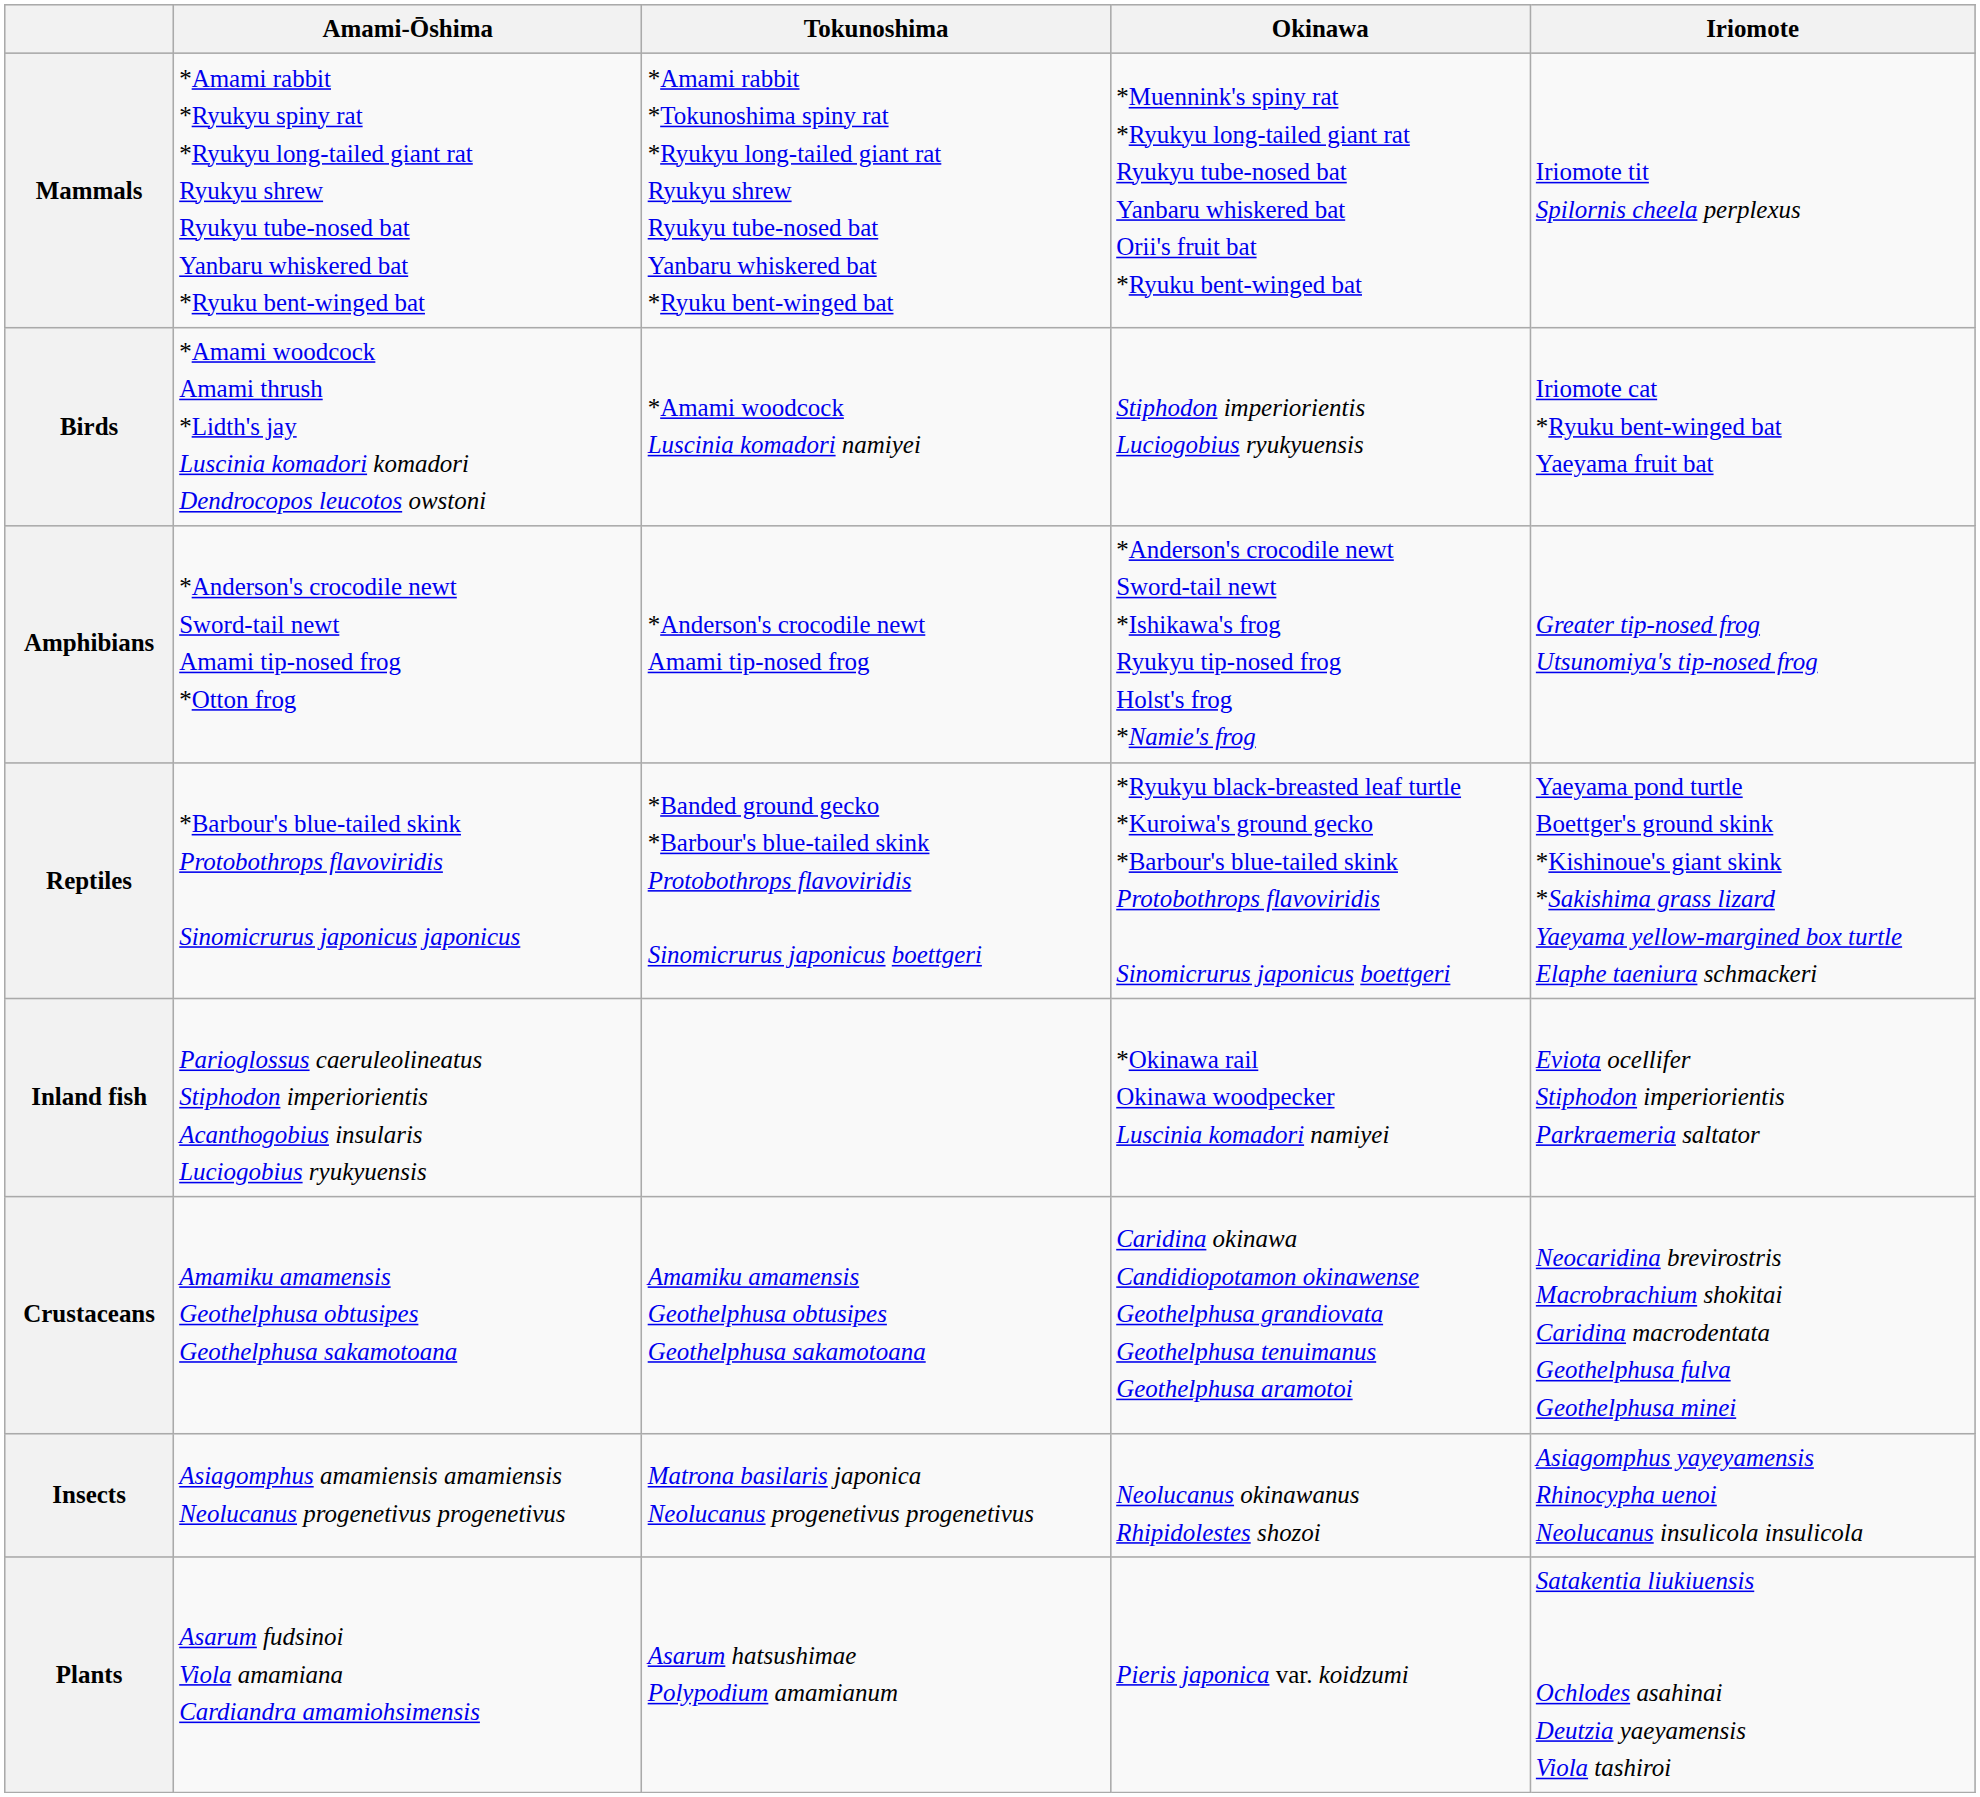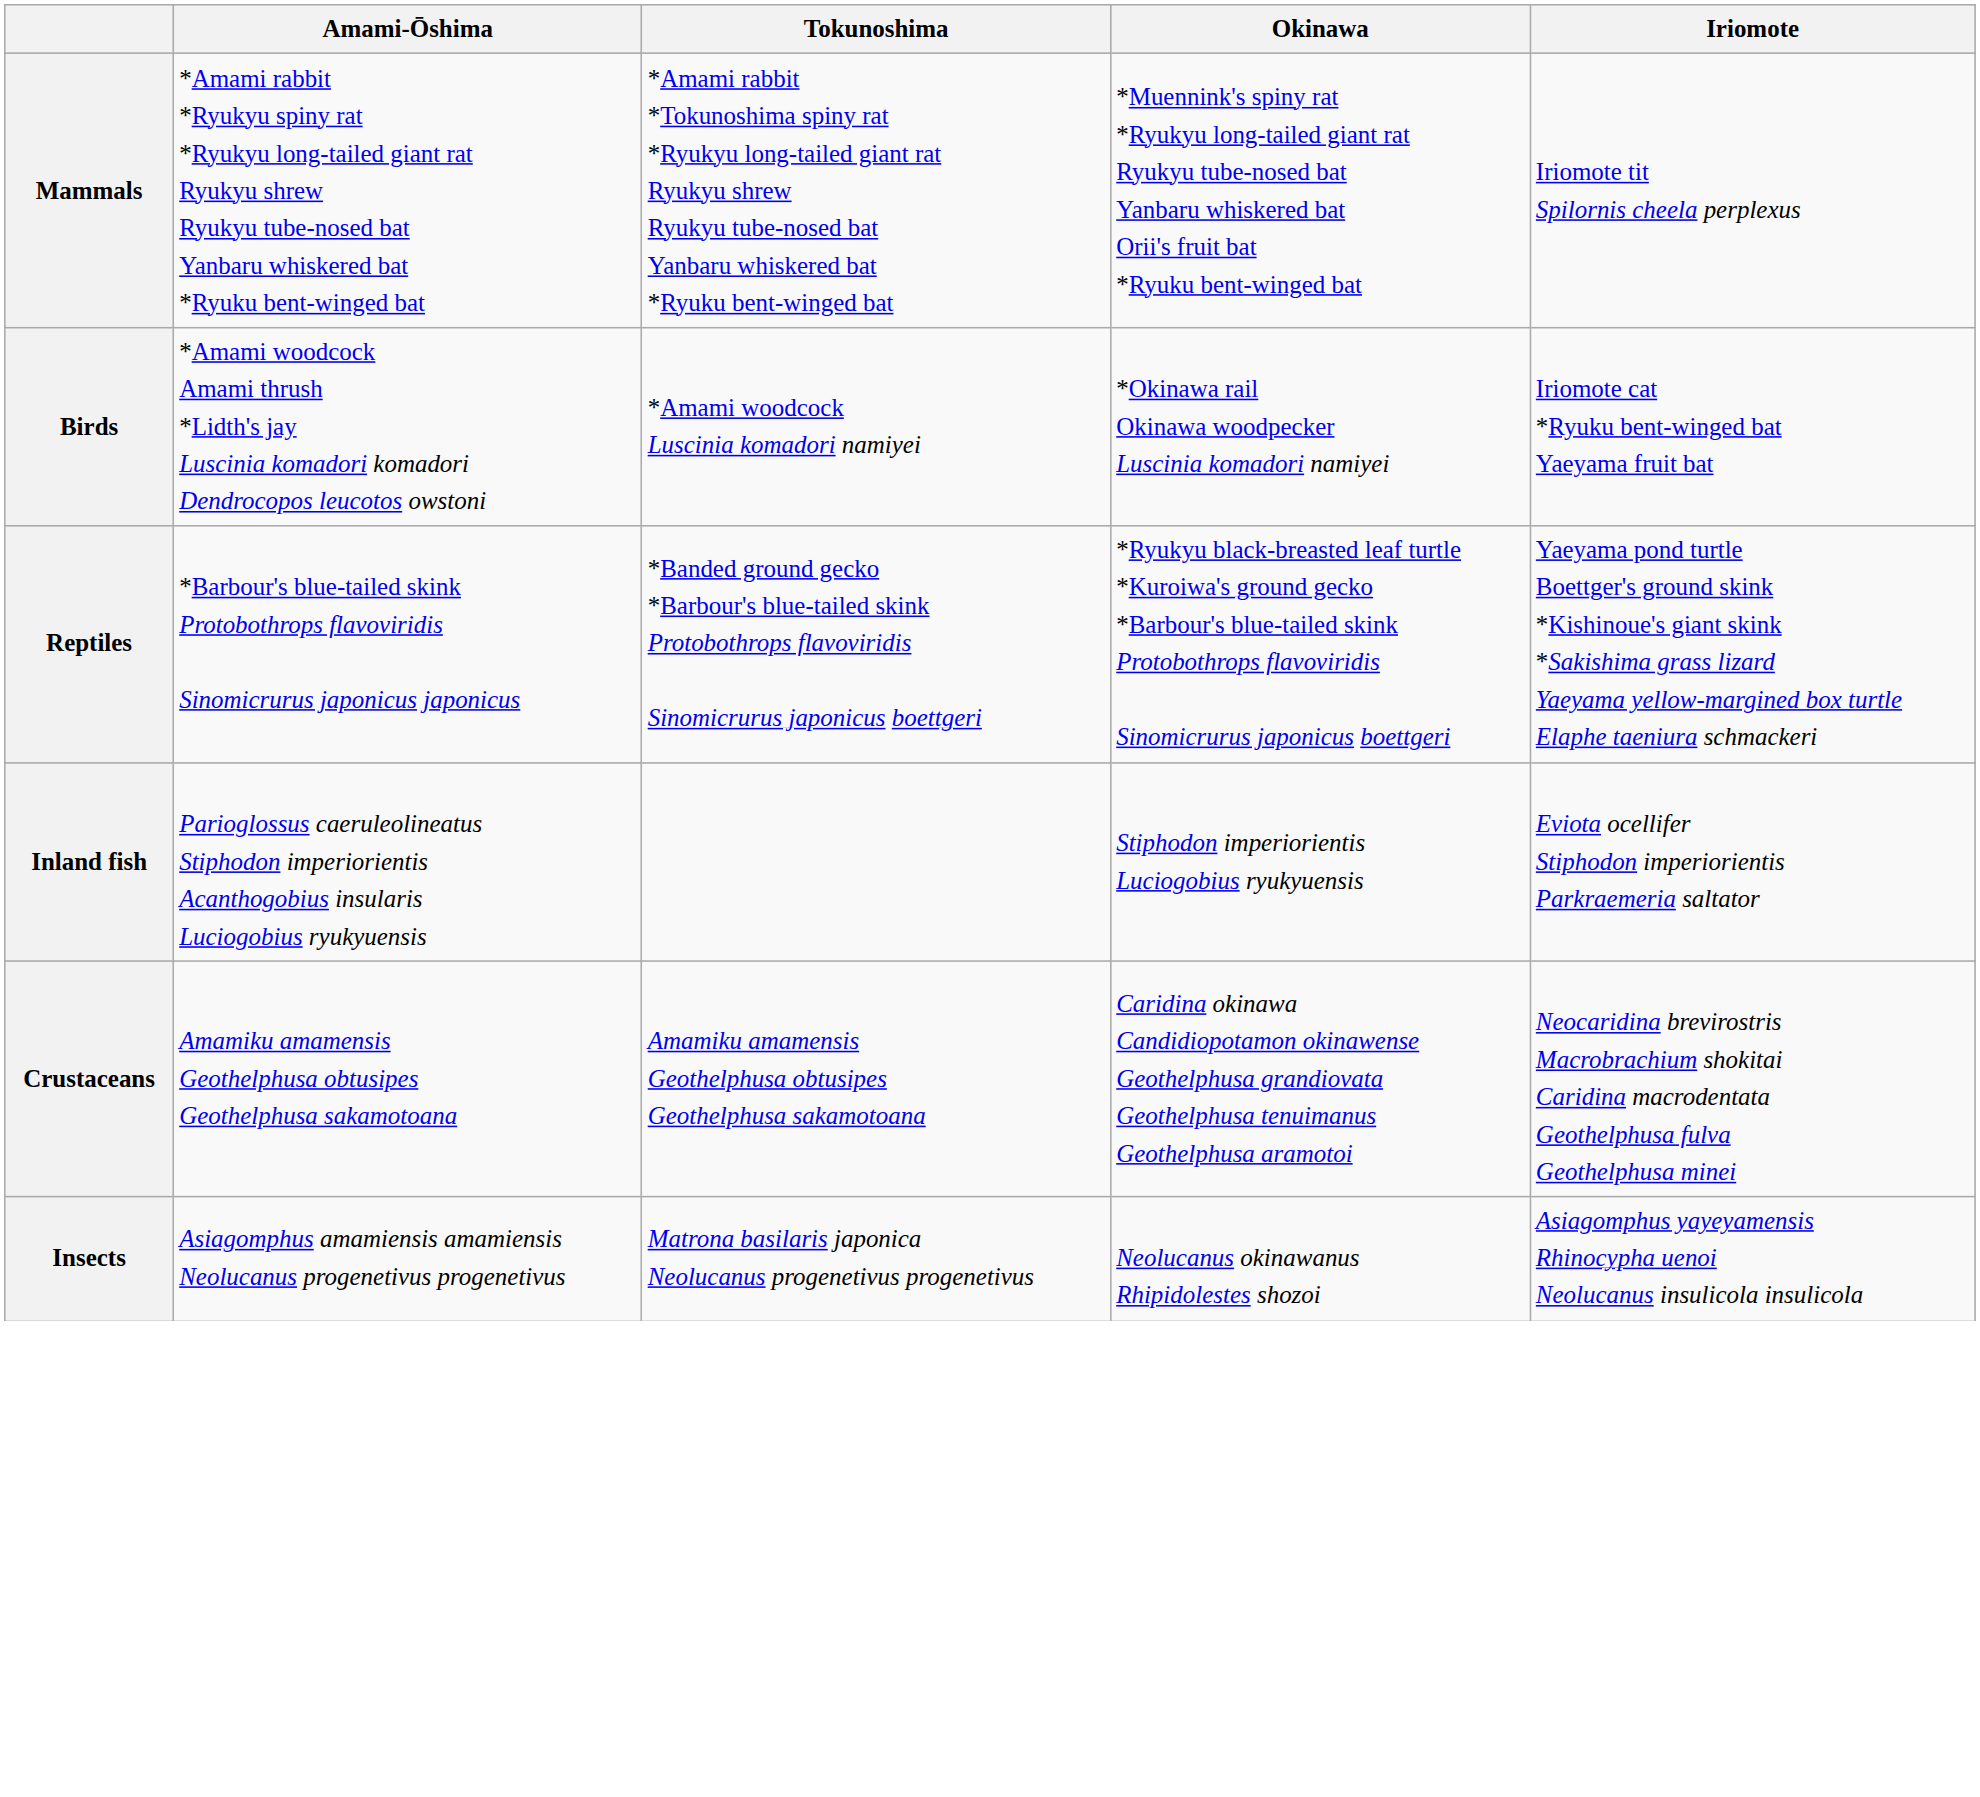(1241, 426) Stiphodon imperiorientis Luciogobius ryukyuensis -> (1253, 426) *Okinawa rail Okinawa woodpecker Luscinia komadori namiyei
- row: (89, 643)
(1253, 1097) *Okinawa rail Okinawa woodpecker Luscinia komadori namiyei -> (1241, 861) Stiphodon imperiorientis Luciogobius ryukyuensis
- row: (89, 1674)
